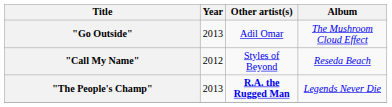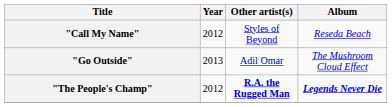rows swapped: (102, 61) <-> (102, 34)
(213, 88) 2013 -> (213, 88) 2012
(342, 88) normal -> (342, 88) bold
